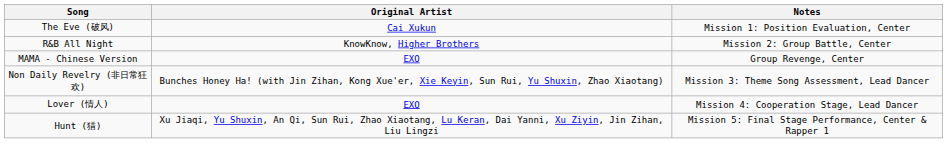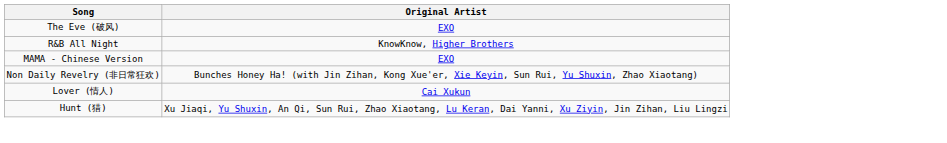- column: (807, 12)
(412, 28) Cai Xukun -> (446, 28) EXO
(412, 104) EXO -> (446, 92) Cai Xukun
